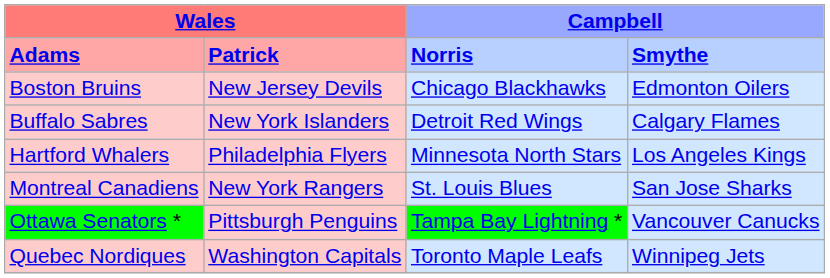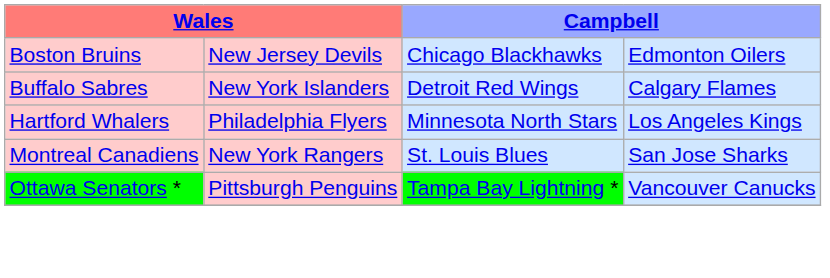- row: (45, 54)
- row: (98, 255)
